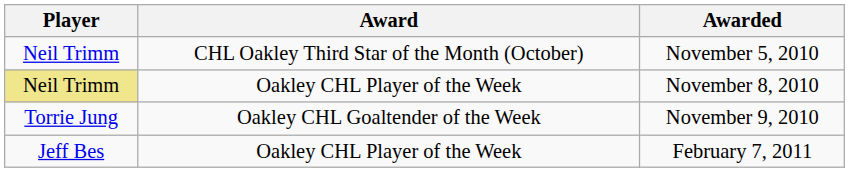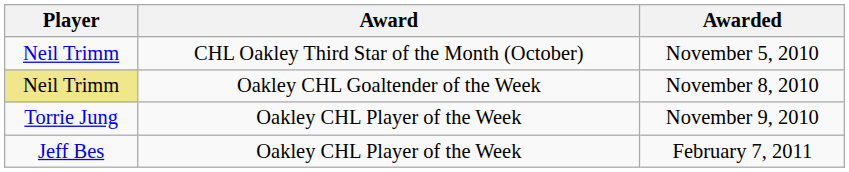(389, 85) Oakley CHL Player of the Week -> (389, 85) Oakley CHL Goaltender of the Week
(389, 118) Oakley CHL Goaltender of the Week -> (389, 118) Oakley CHL Player of the Week
